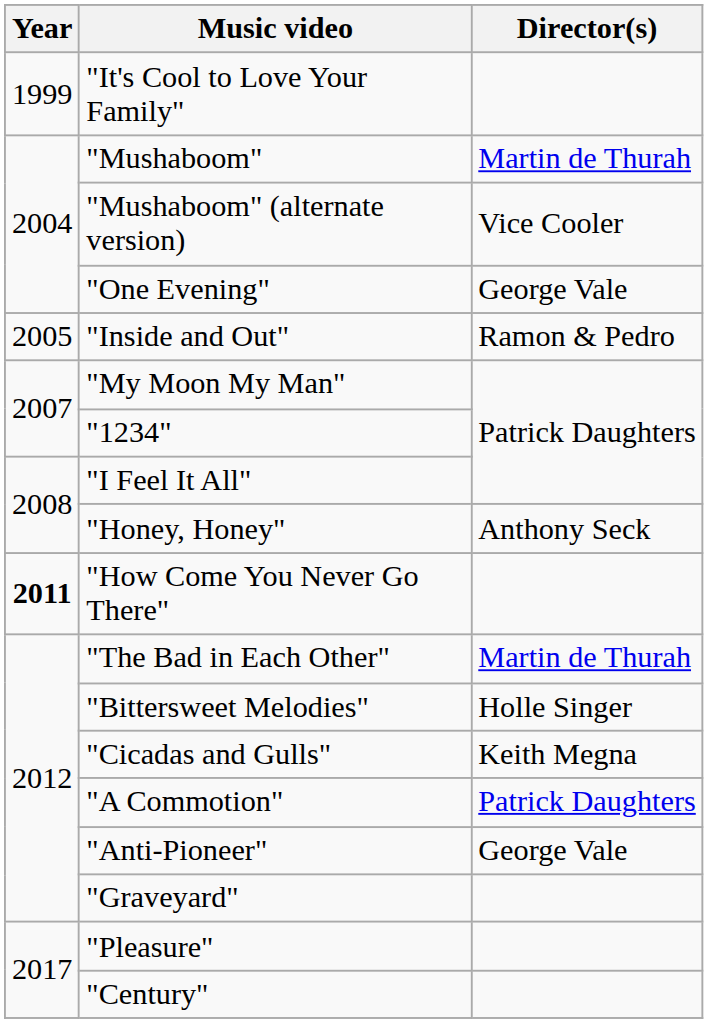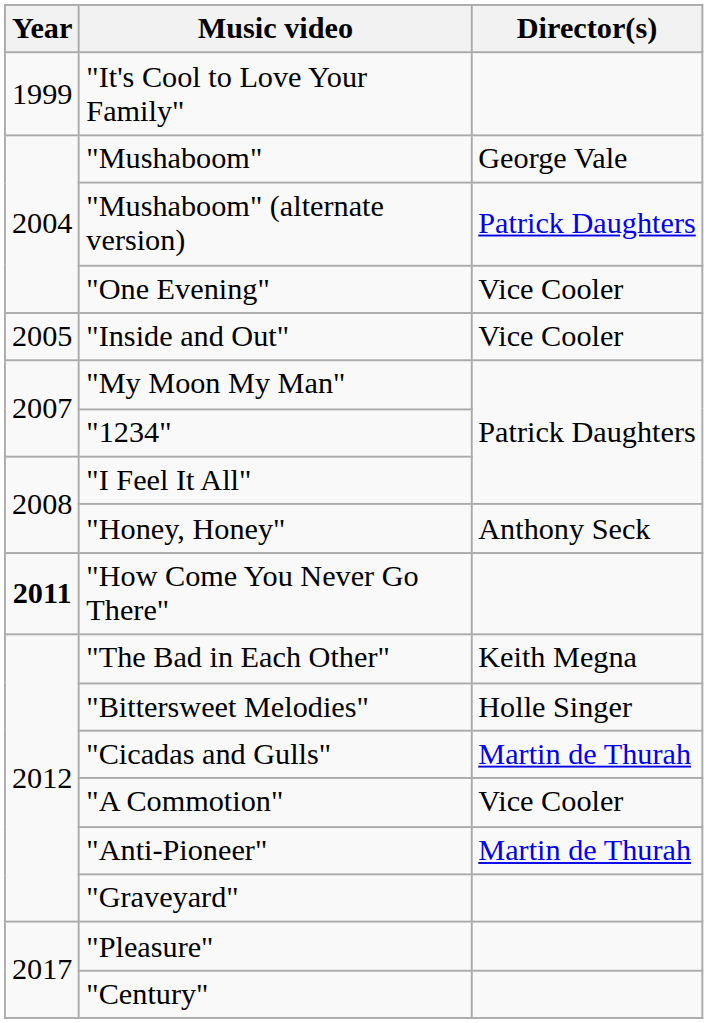(585, 158) Martin de Thurah -> (553, 158) George Vale
(551, 223) Vice Cooler -> (587, 223) Patrick Daughters
(553, 288) George Vale -> (551, 288) Vice Cooler
(577, 336) Ramon & Pedro -> (551, 336) Vice Cooler
(585, 658) Martin de Thurah -> (558, 658) Keith Megna
(558, 754) Keith Megna -> (585, 754) Martin de Thurah
(587, 801) Patrick Daughters -> (551, 801) Vice Cooler
(553, 849) George Vale -> (585, 849) Martin de Thurah
